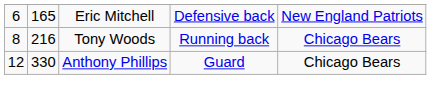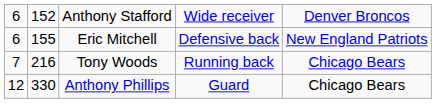+ row: (117, 16)
(43, 16) 165 -> (43, 39) 155
(16, 39) 8 -> (16, 62) 7
